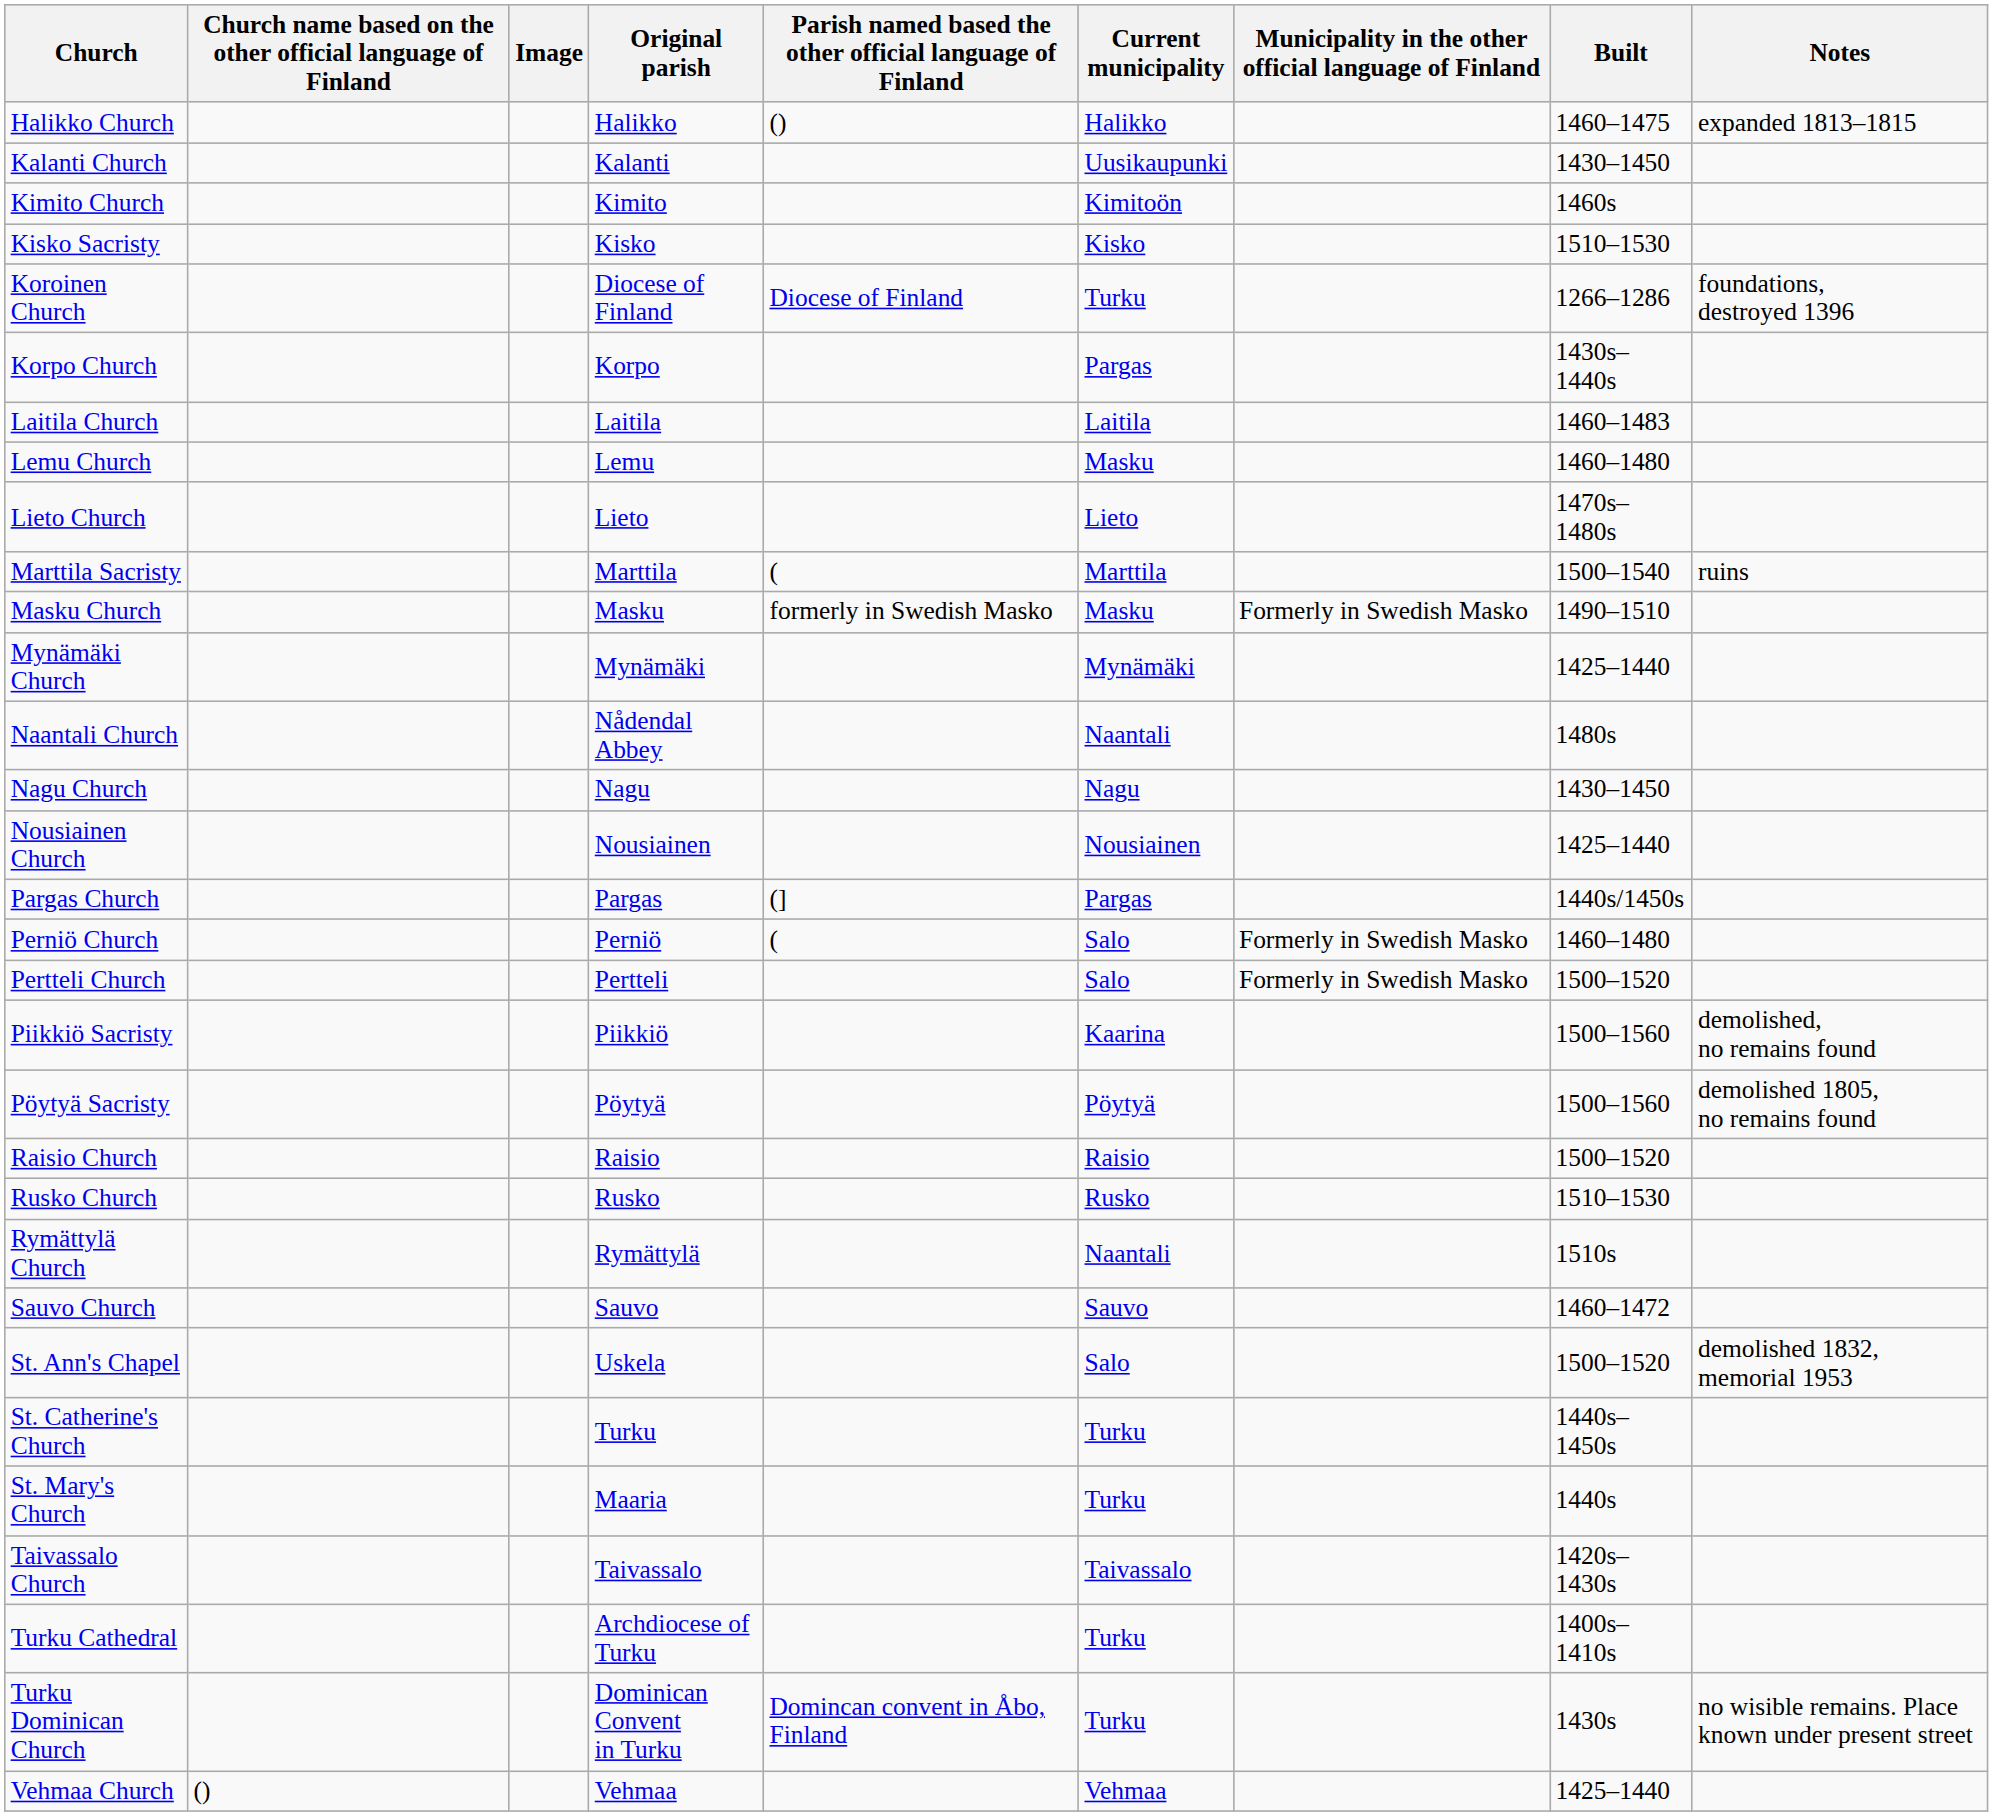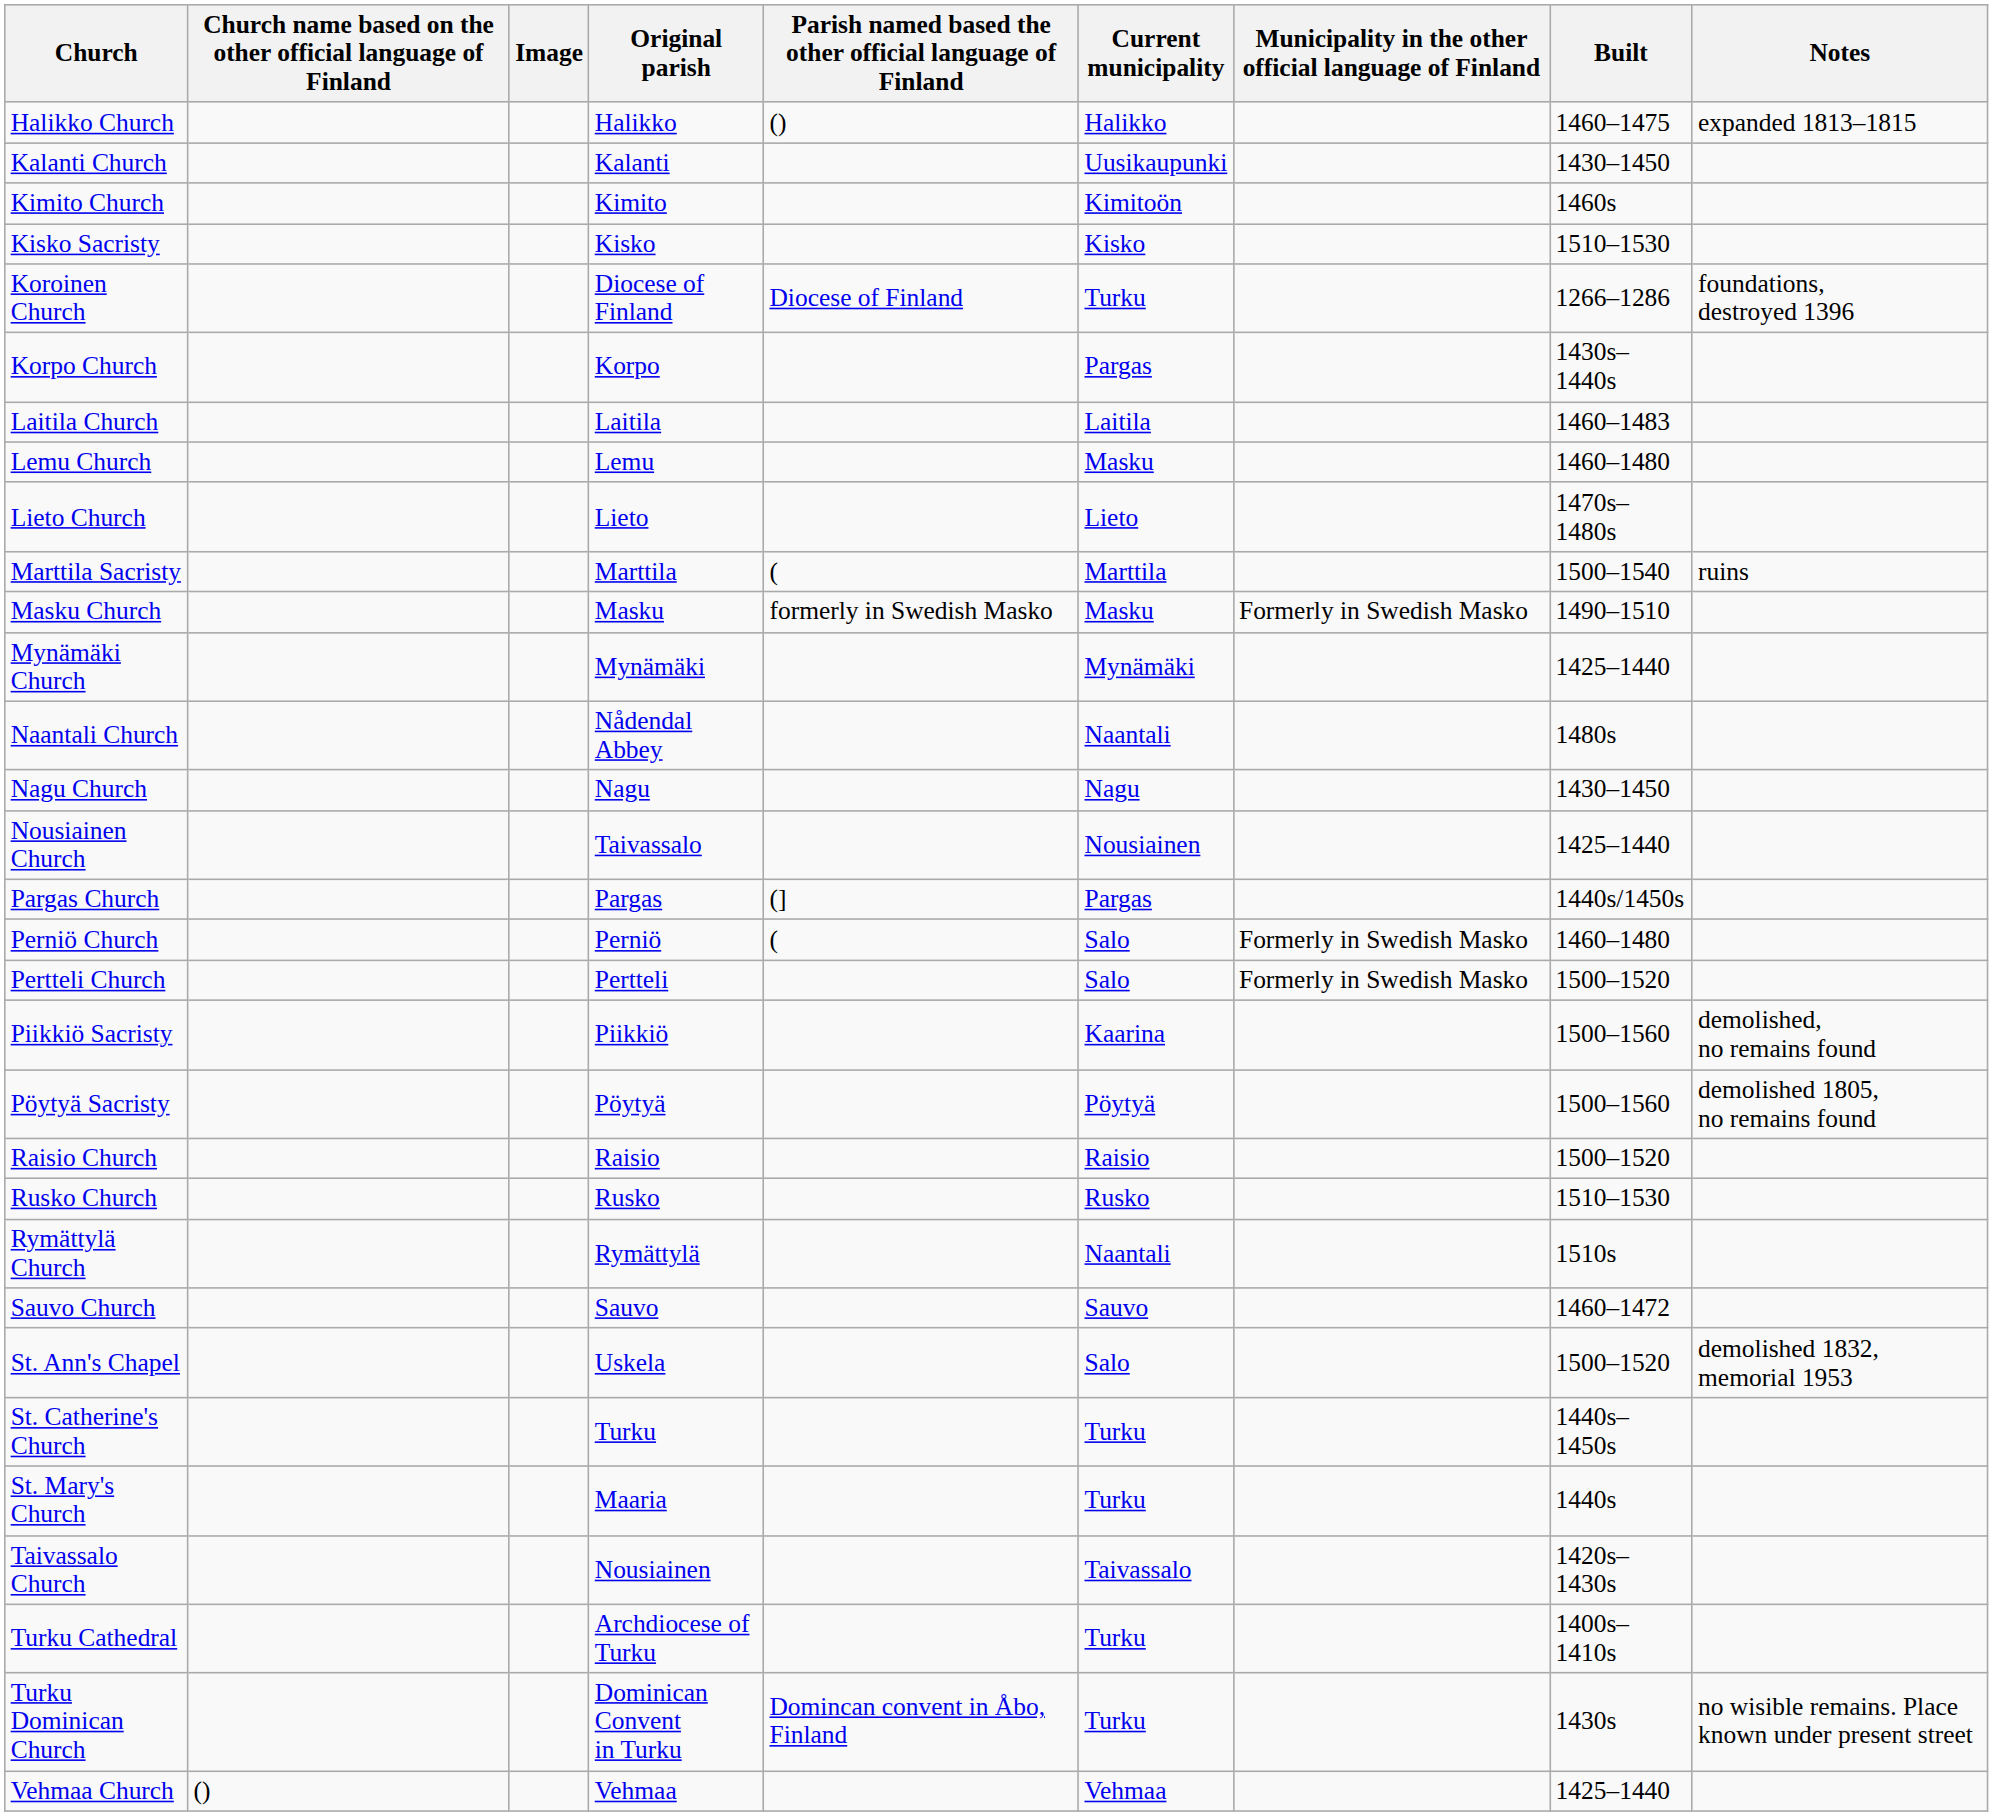(653, 844) Nousiainen -> (648, 844) Taivassalo
(648, 1569) Taivassalo -> (653, 1569) Nousiainen
